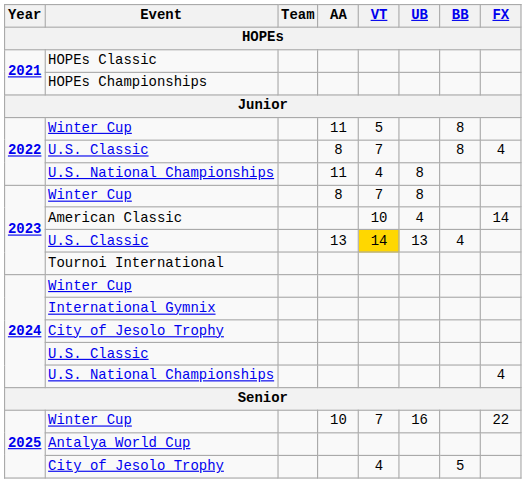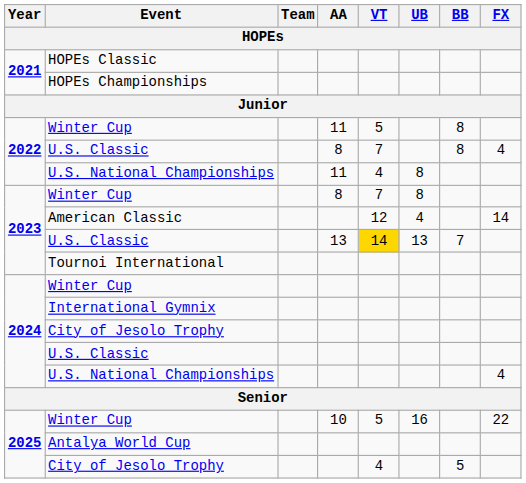(379, 219) 10 -> (379, 219) 12
(460, 241) 4 -> (460, 241) 7
(379, 422) 7 -> (379, 422) 5
